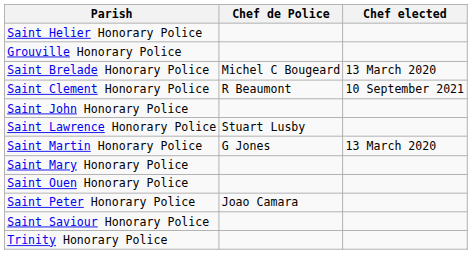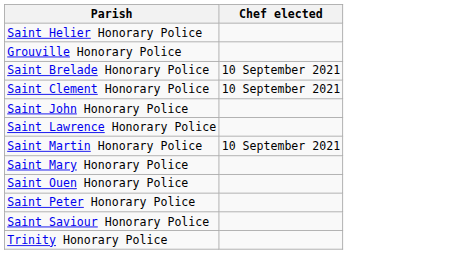- column: (281, 14)
(391, 70) 13 March 2020 -> (281, 70) 10 September 2021
(391, 146) 13 March 2020 -> (281, 146) 10 September 2021
